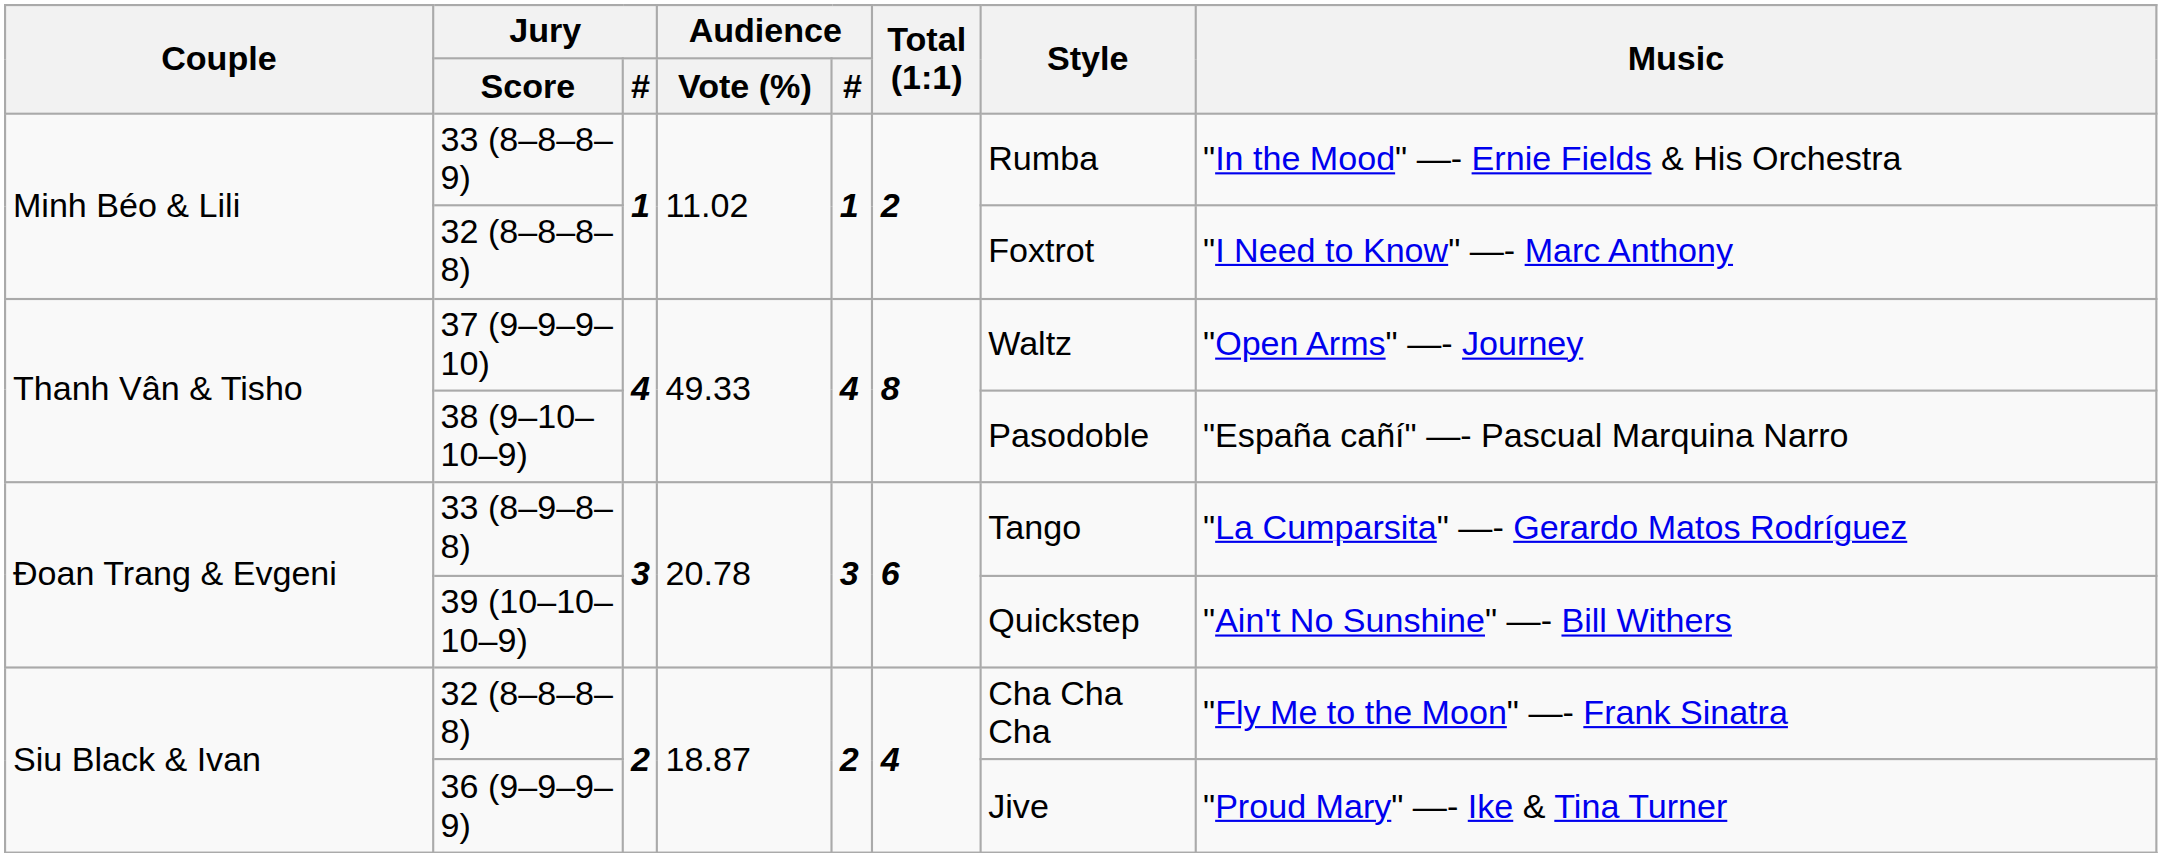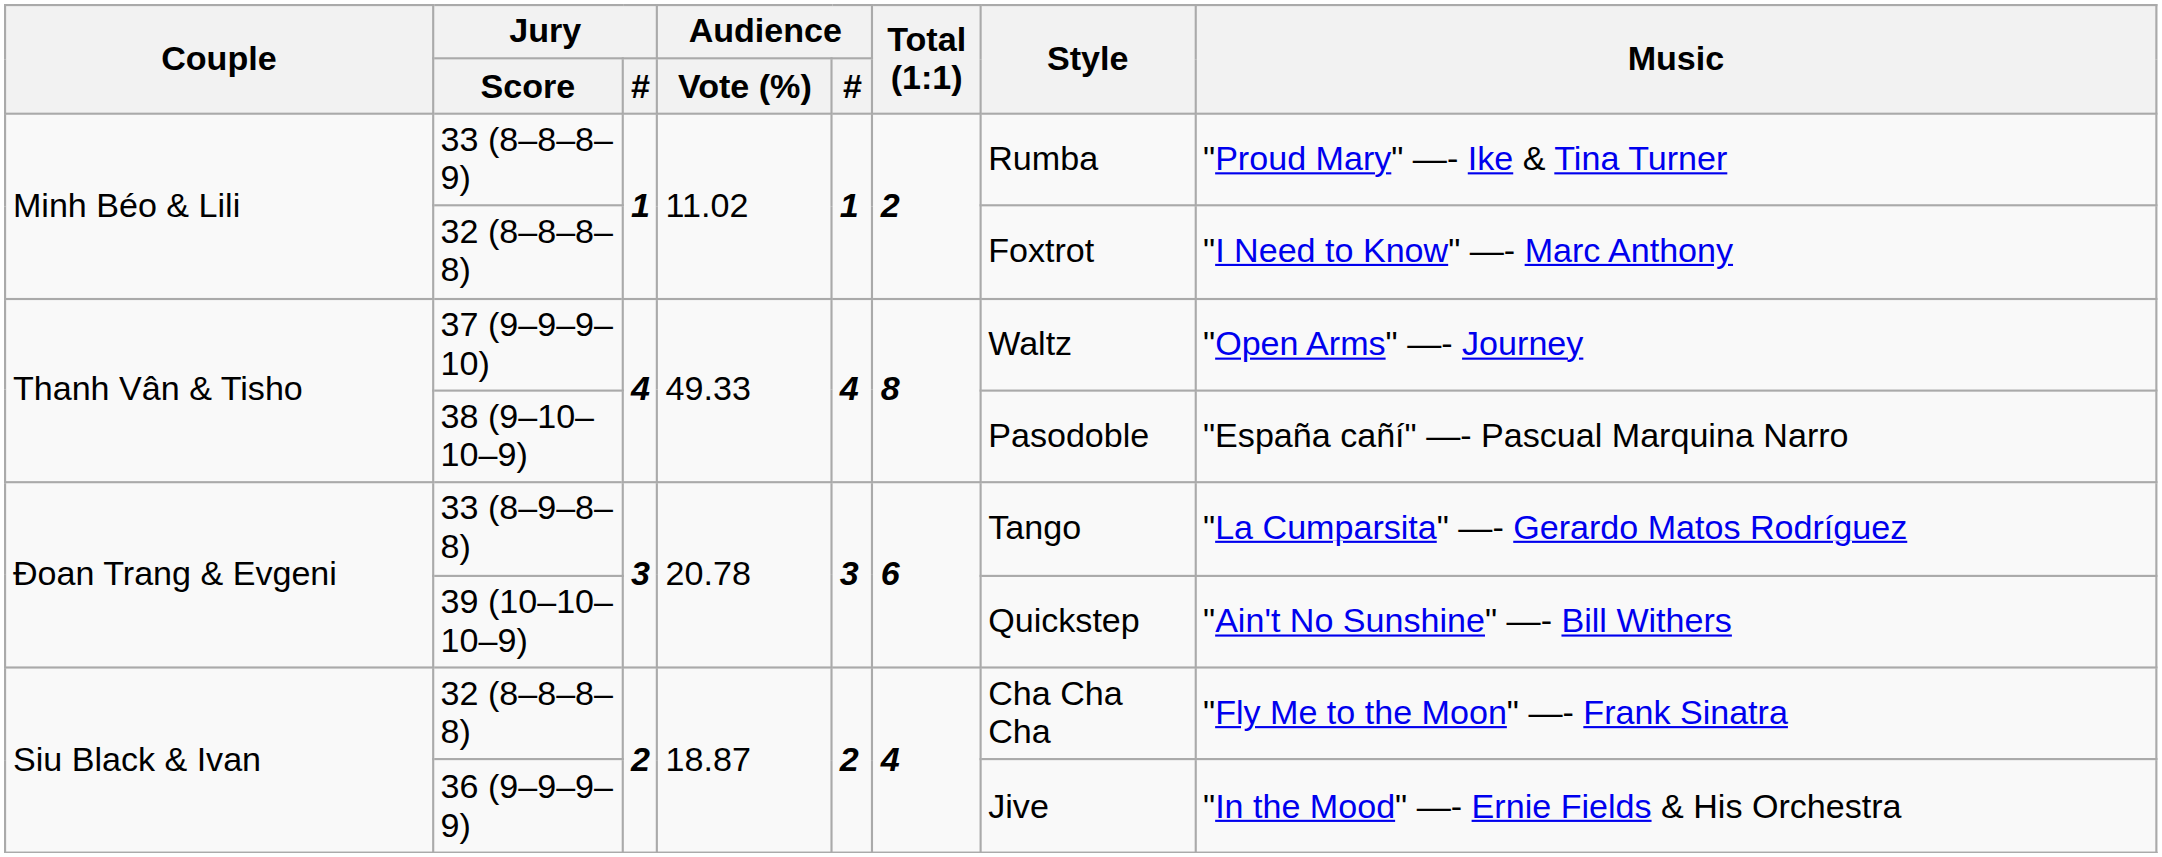(1552, 158) "In the Mood" —- Ernie Fields & His Orchestra -> (1465, 158) "Proud Mary" —- Ike & Tina Turner
(1465, 805) "Proud Mary" —- Ike & Tina Turner -> (1552, 805) "In the Mood" —- Ernie Fields & His Orchestra
